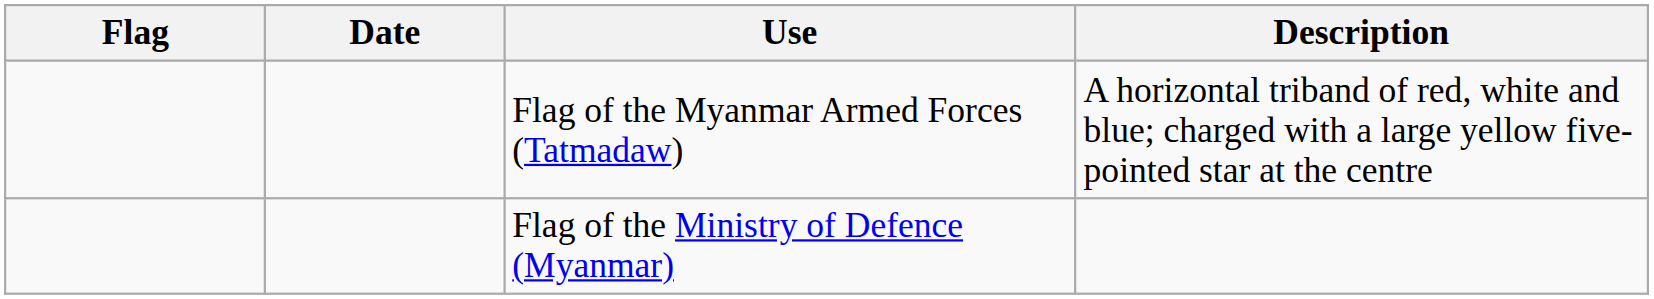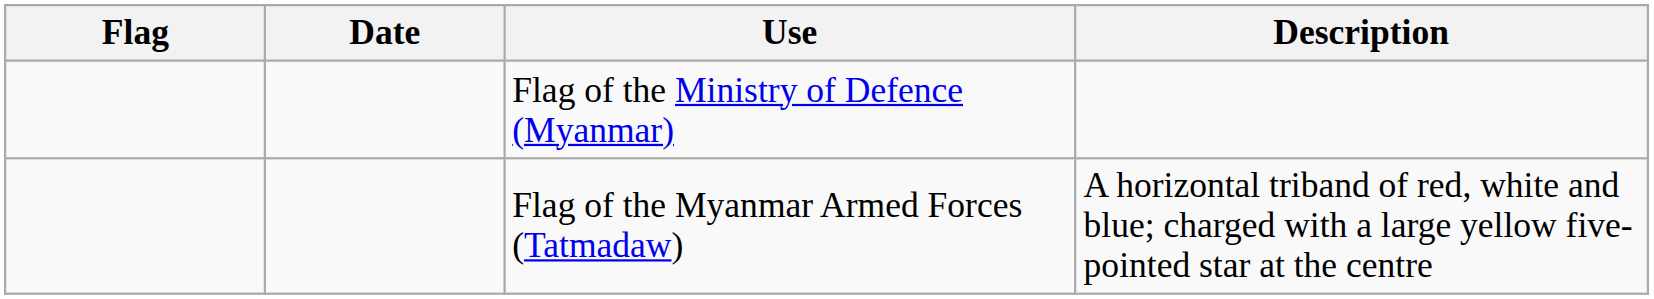rows swapped: (767, 128) <-> (738, 245)
